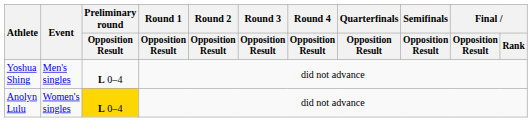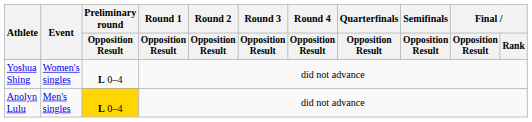(57, 74) Men's singles -> (61, 74) Women's singles
(61, 103) Women's singles -> (57, 103) Men's singles
